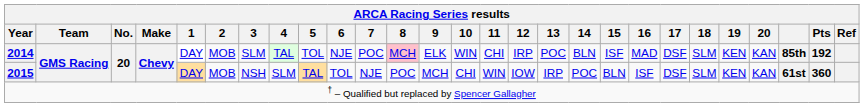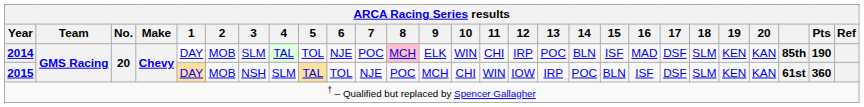(822, 53) 192 -> (822, 53) 190
